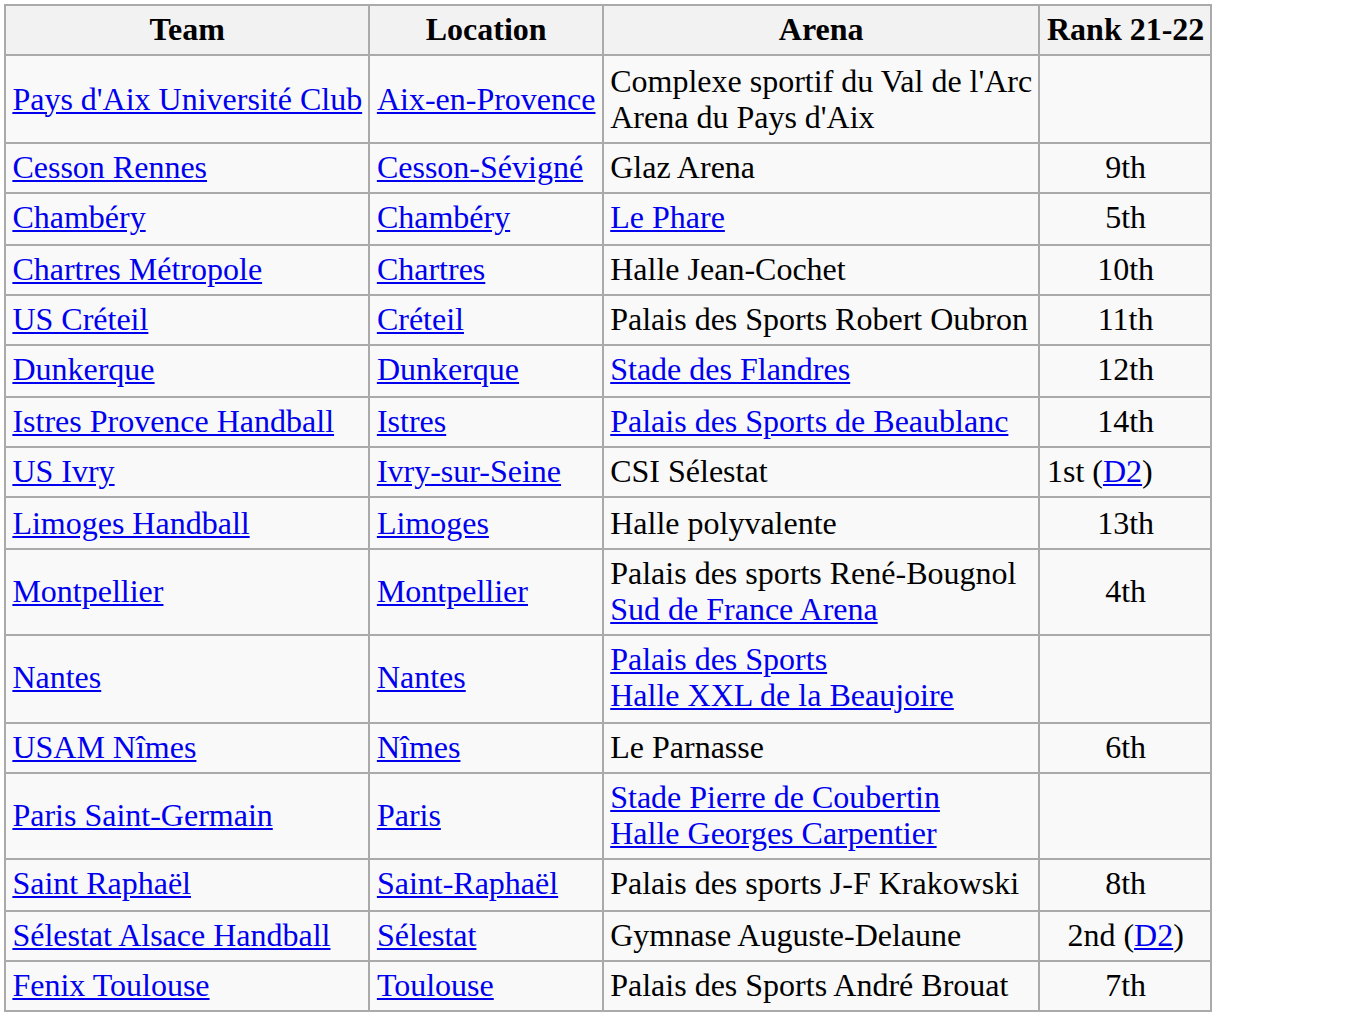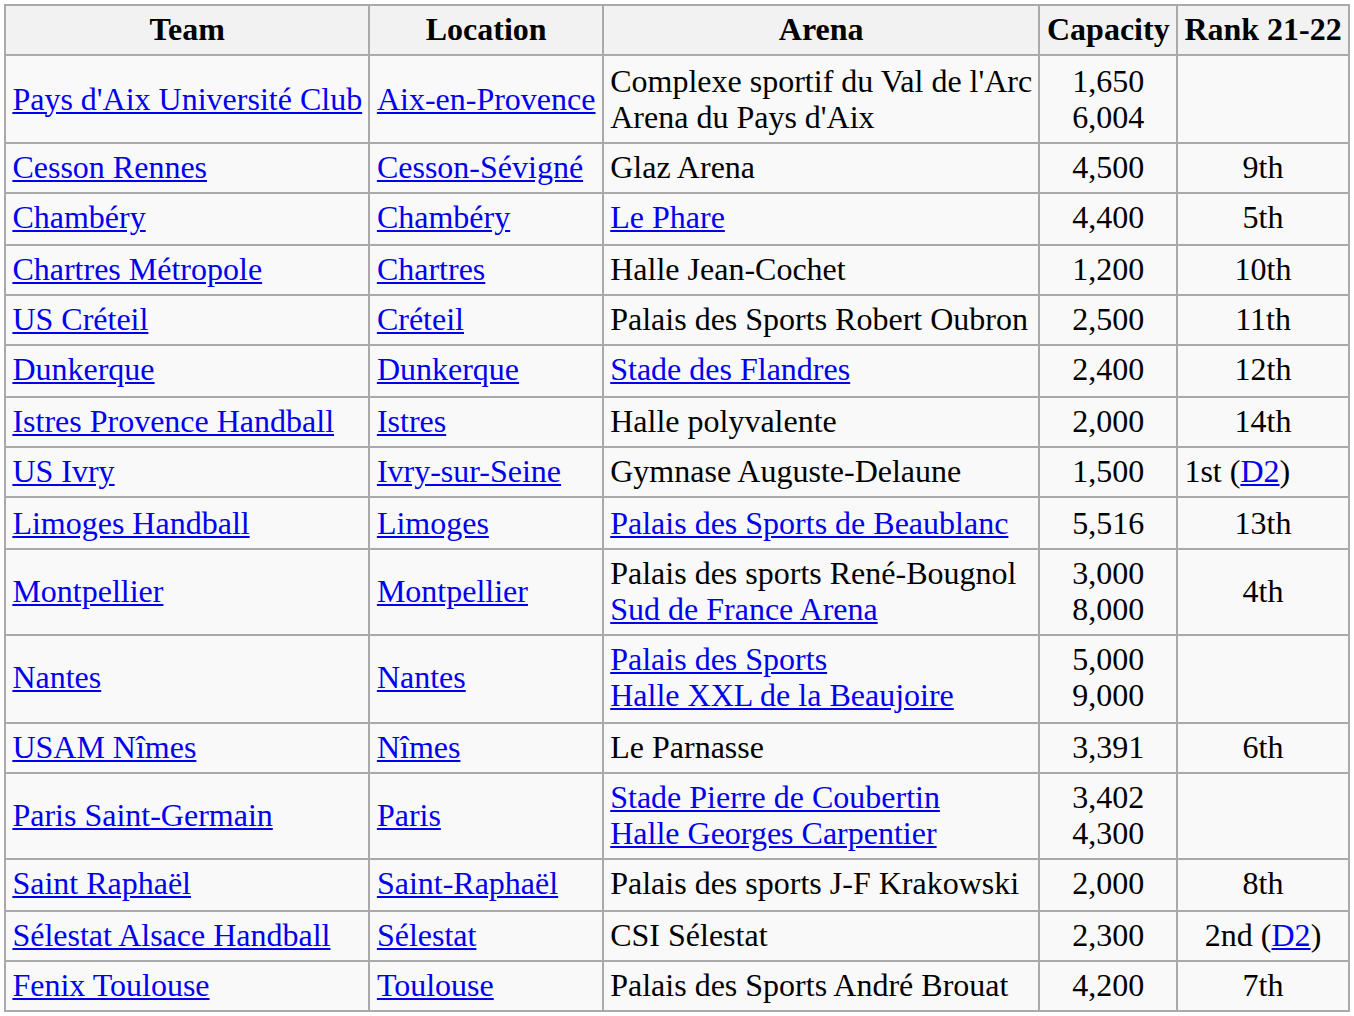+ column: (1108, 29)
(809, 421) Palais des Sports de Beaublanc -> (724, 421) Halle polyvalente
(689, 471) CSI Sélestat -> (786, 471) Gymnase Auguste-Delaune
(724, 522) Halle polyvalente -> (809, 522) Palais des Sports de Beaublanc
(786, 935) Gymnase Auguste-Delaune -> (689, 935) CSI Sélestat
